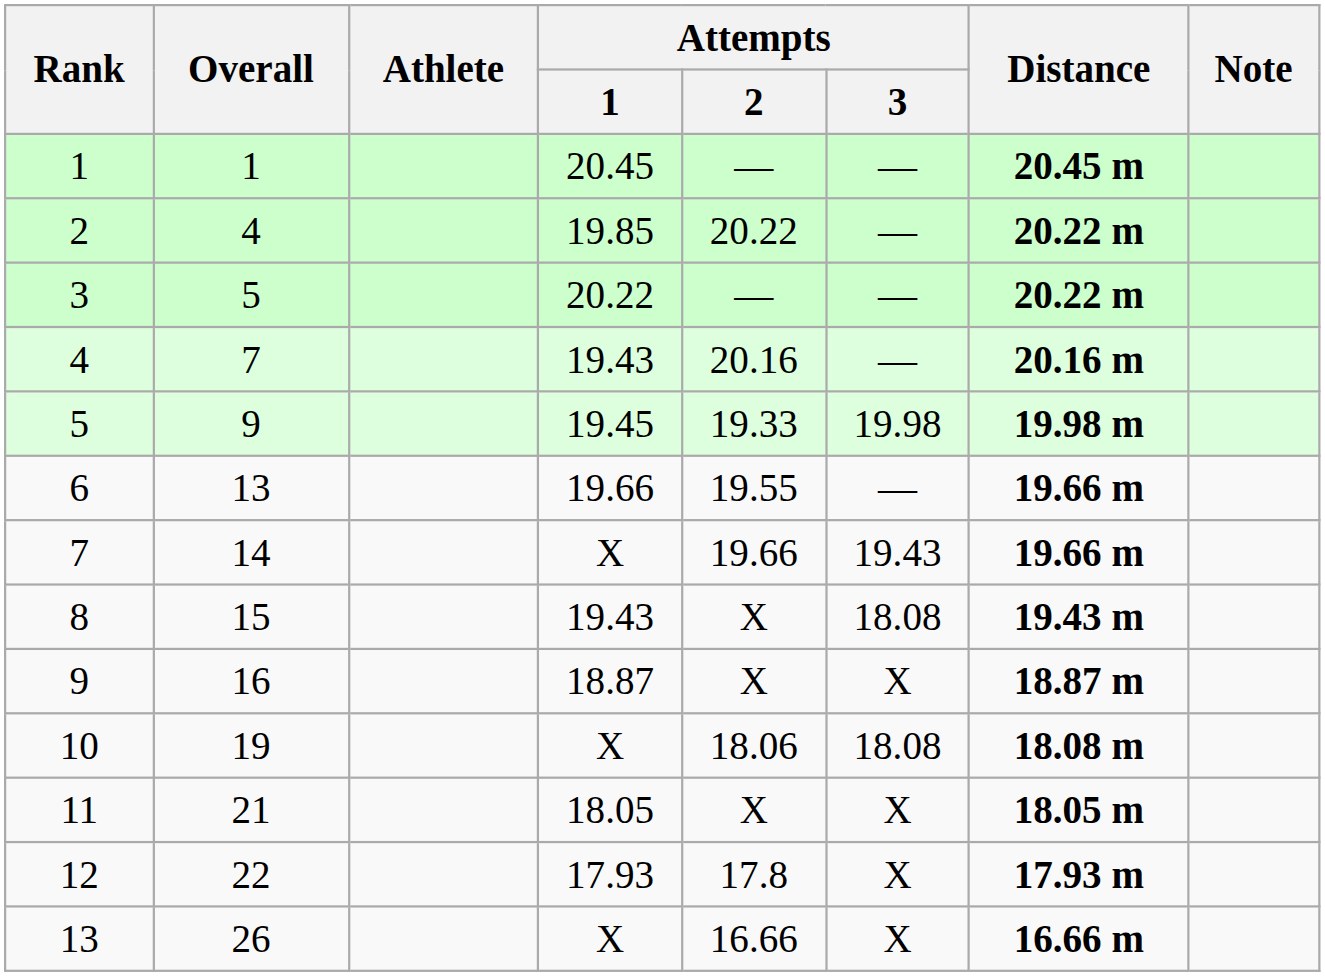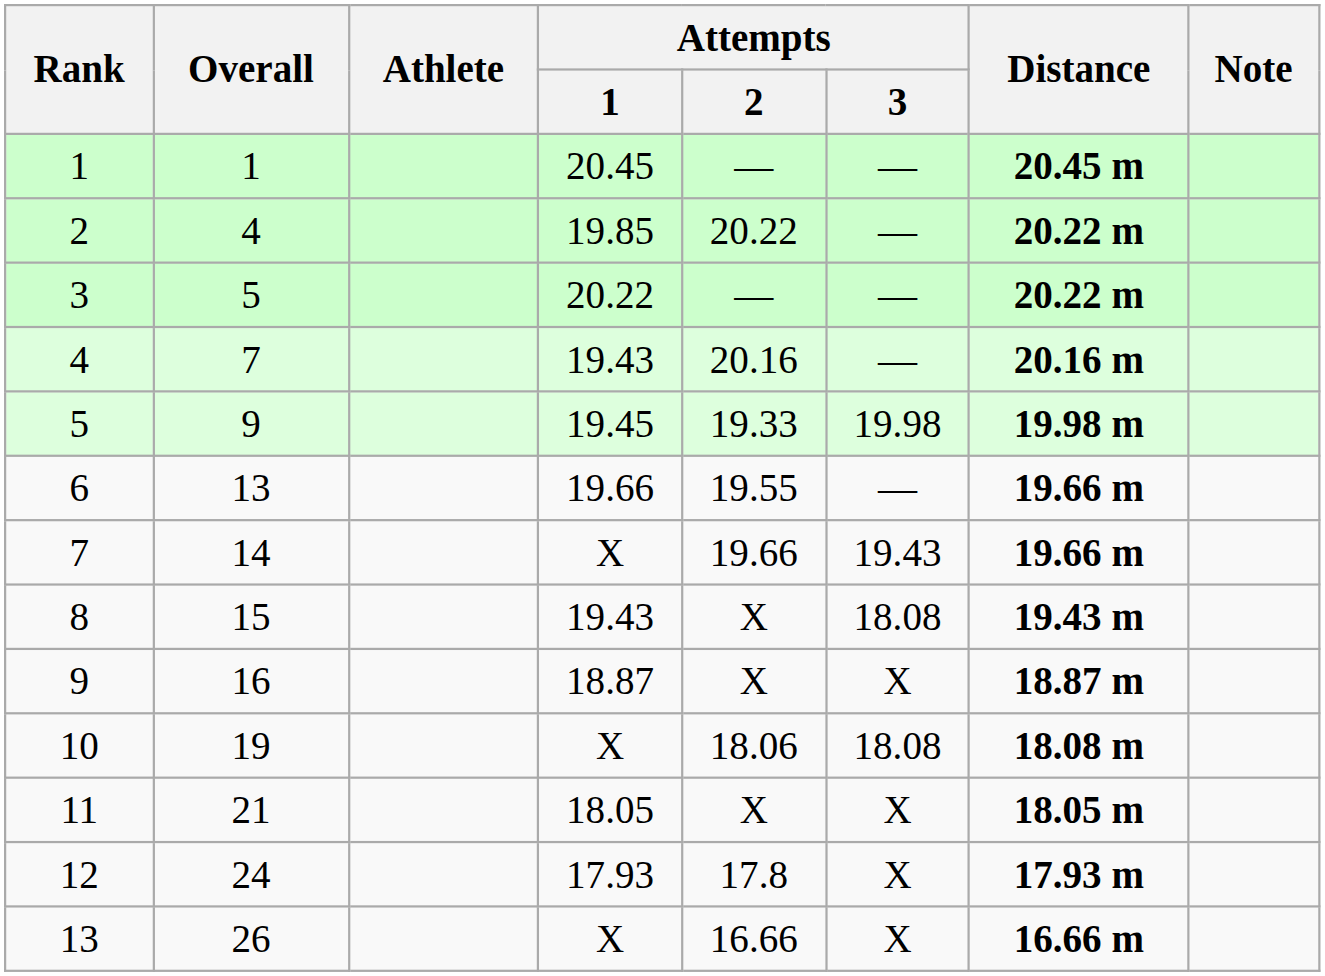(251, 874) 22 -> (251, 874) 24
